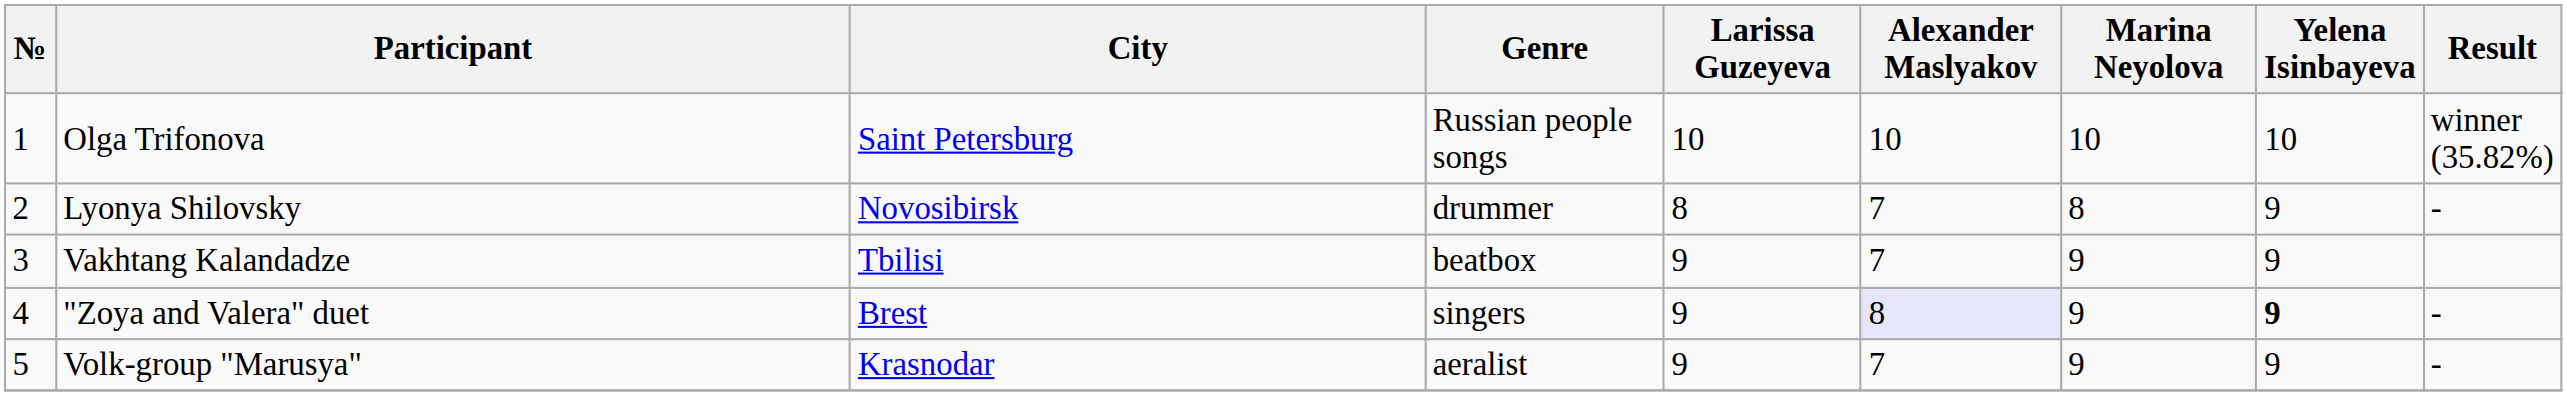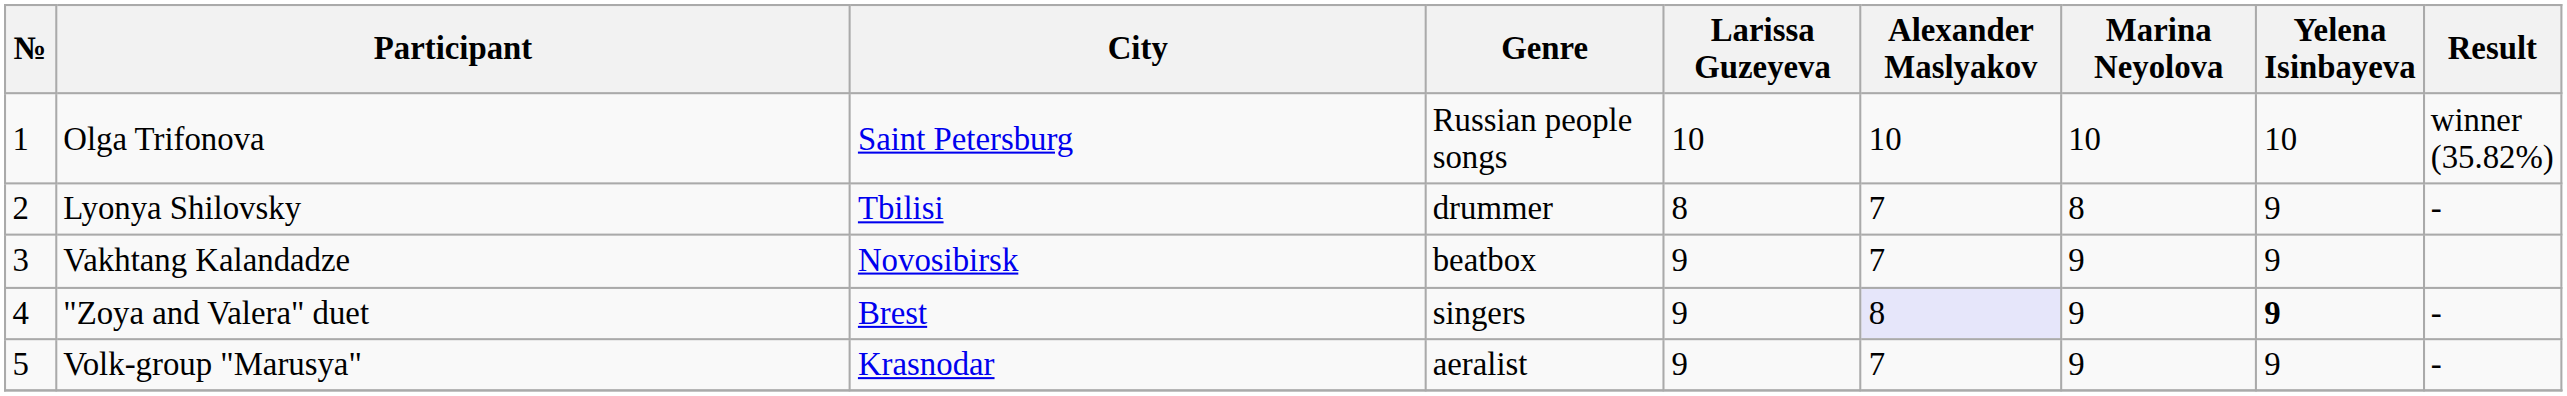(938, 208) Novosibirsk -> (901, 208) Tbilisi
(901, 260) Tbilisi -> (938, 260) Novosibirsk
